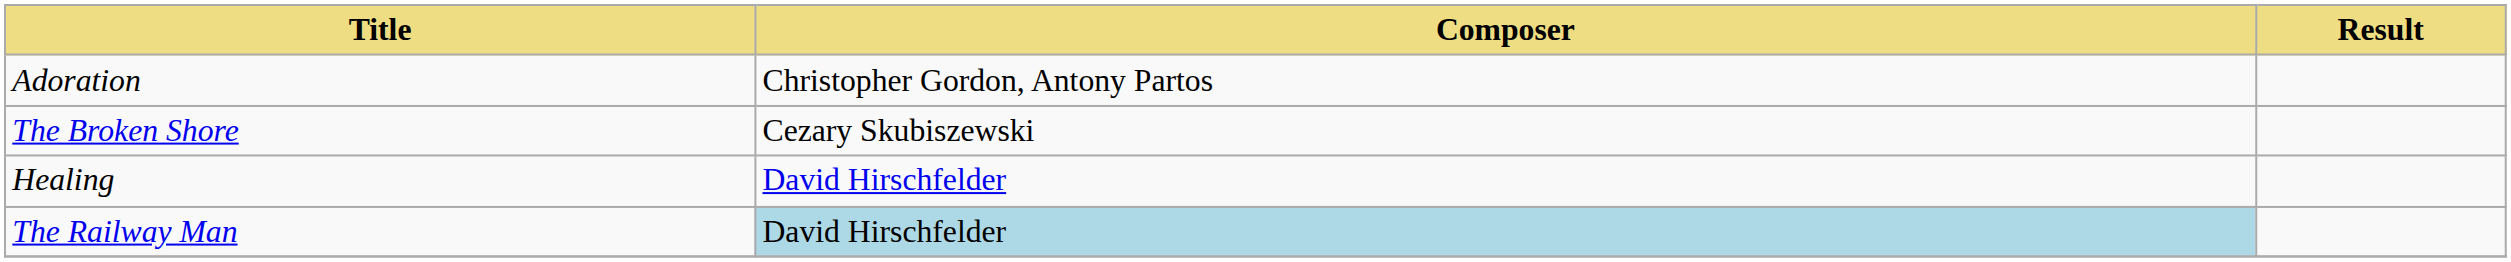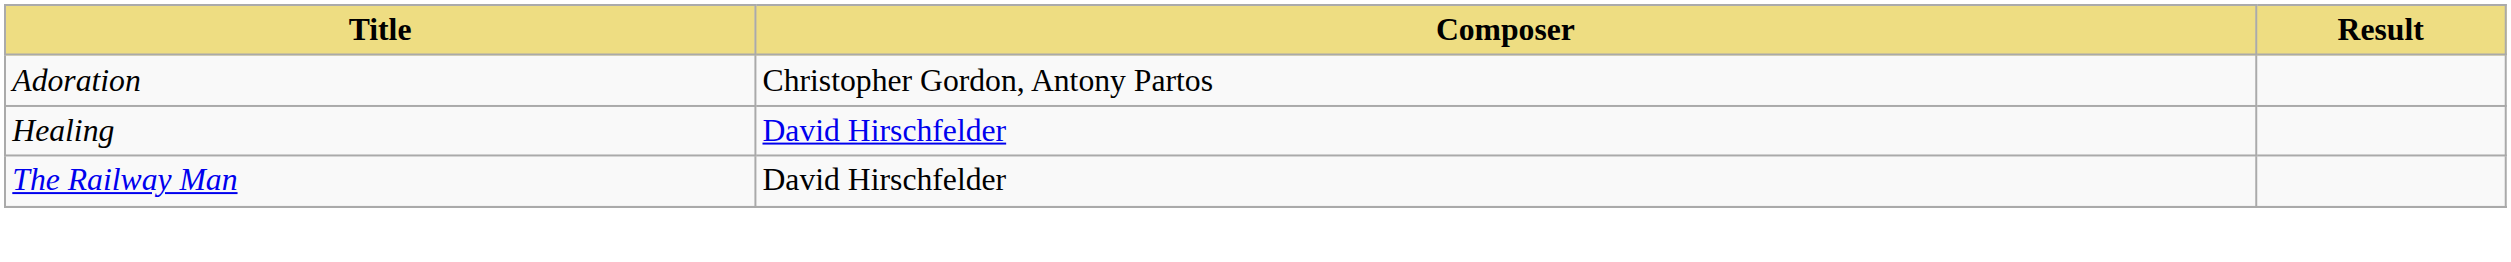- row: (125, 130)
(884, 230) lightblue background -> (884, 180) no background
